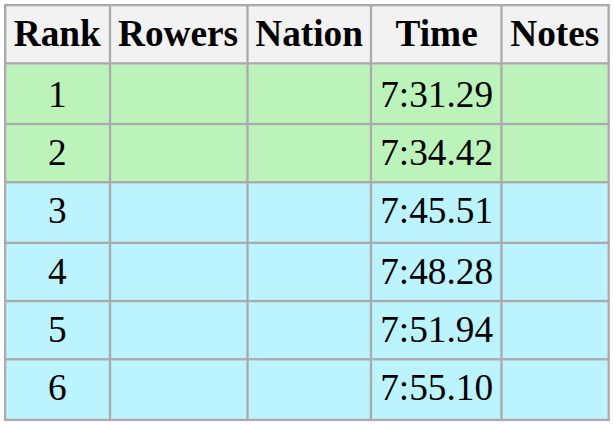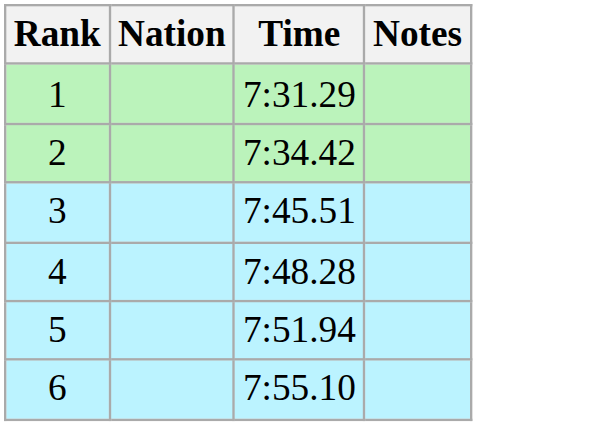- column: (178, 34)
